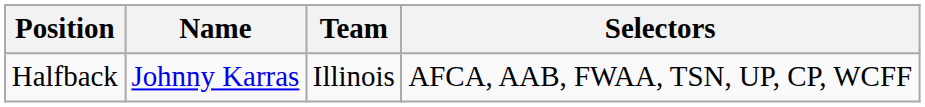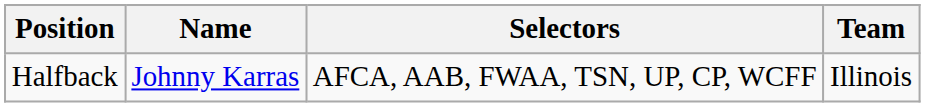columns swapped: (354, 28) <-> (660, 28)
